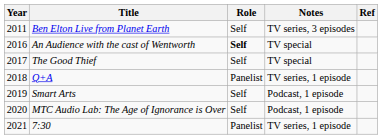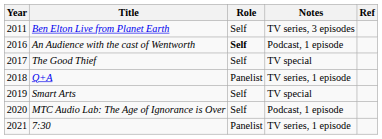(290, 45) TV special -> (305, 45) Podcast, 1 episode
(305, 93) Podcast, 1 episode -> (290, 93) TV special
